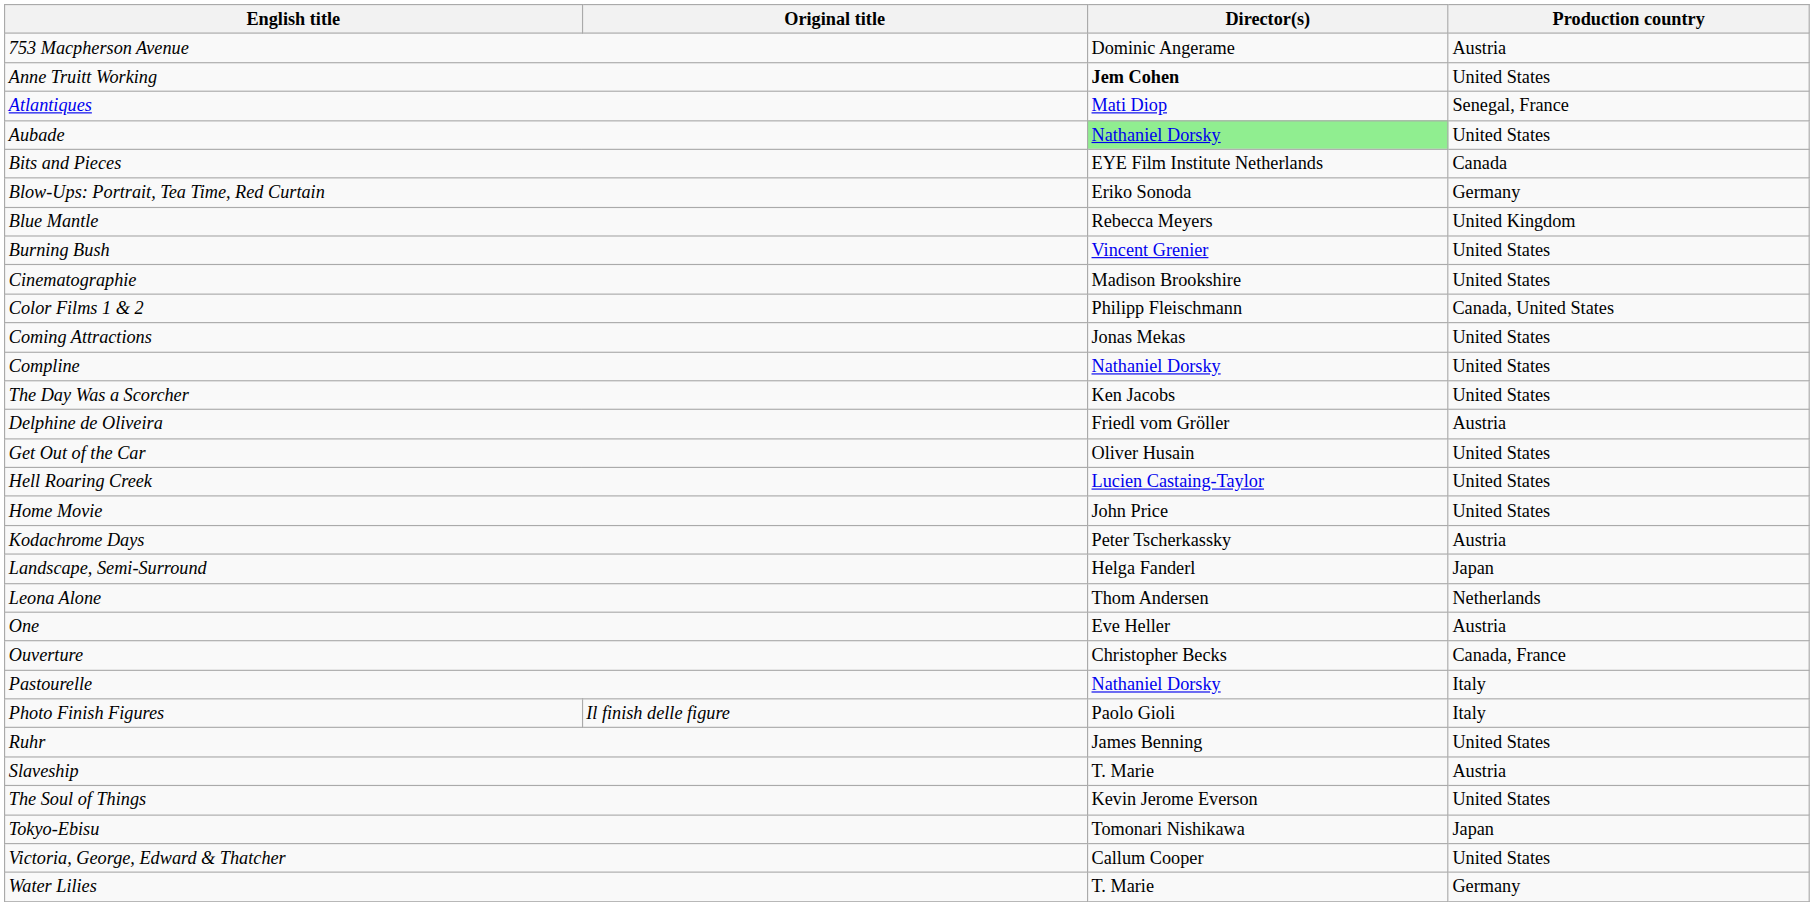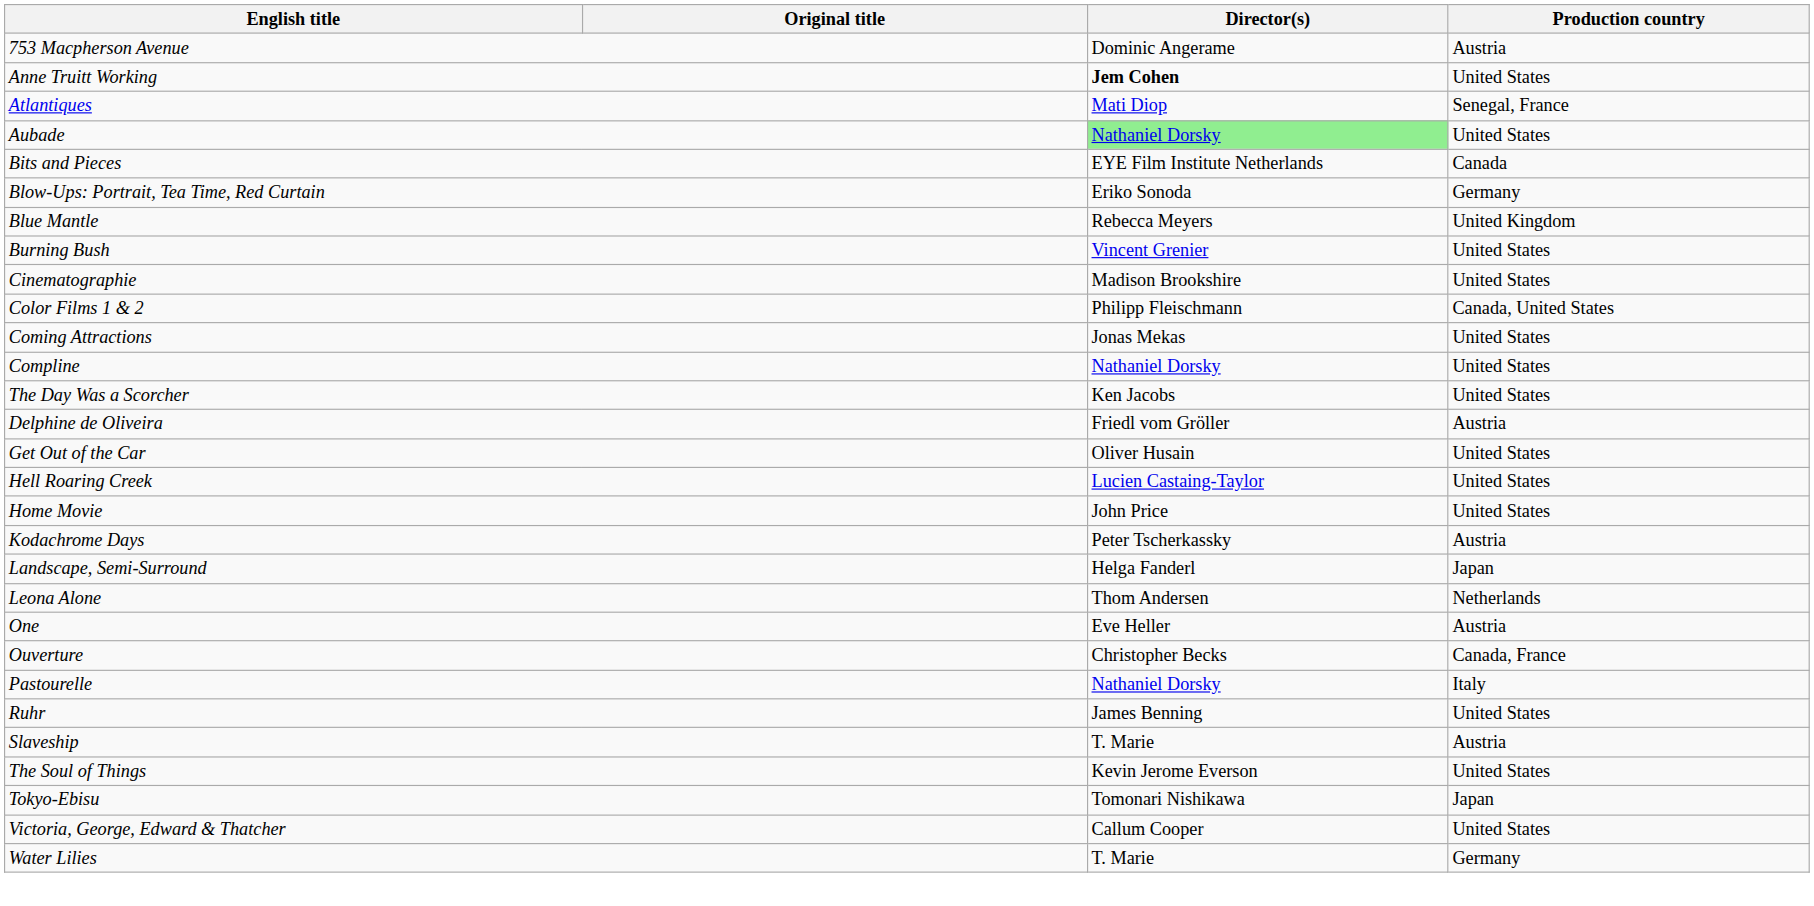- row: (86, 713)
